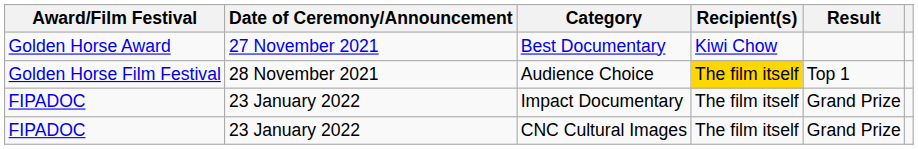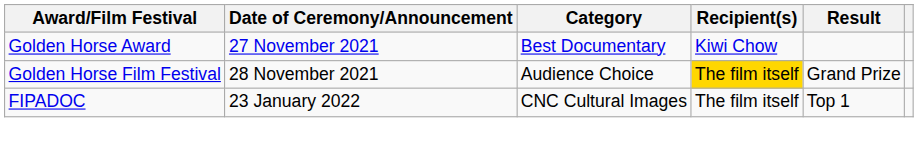(828, 74) Top 1 -> (854, 74) Grand Prize
- row: (602, 102)
(854, 130) Grand Prize -> (828, 102) Top 1
